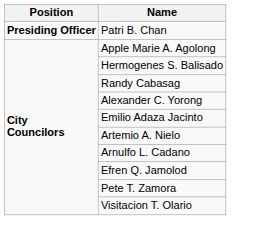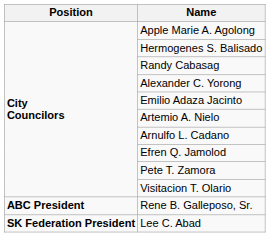- row: (134, 30)
+ row: (196, 205)
+ row: (171, 223)
